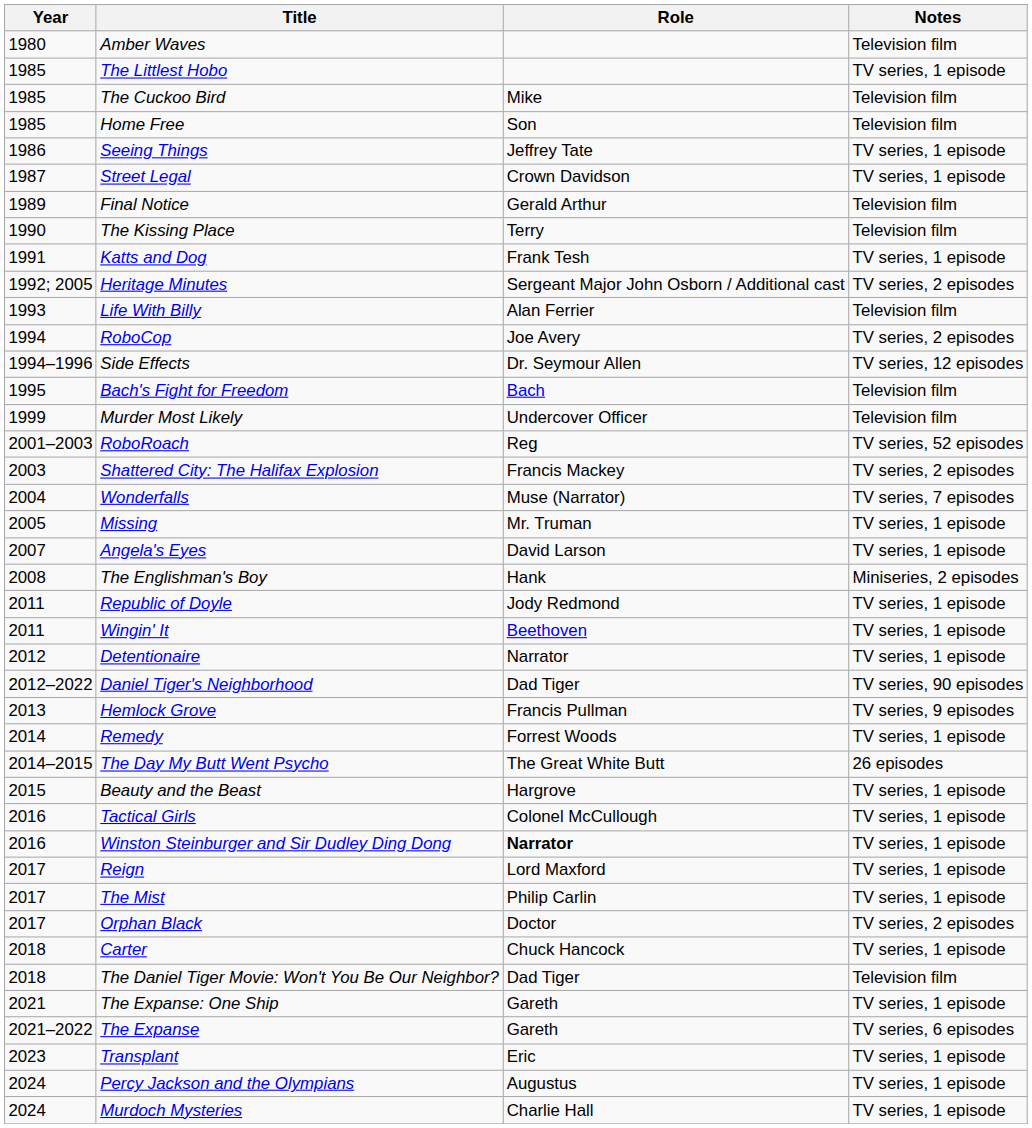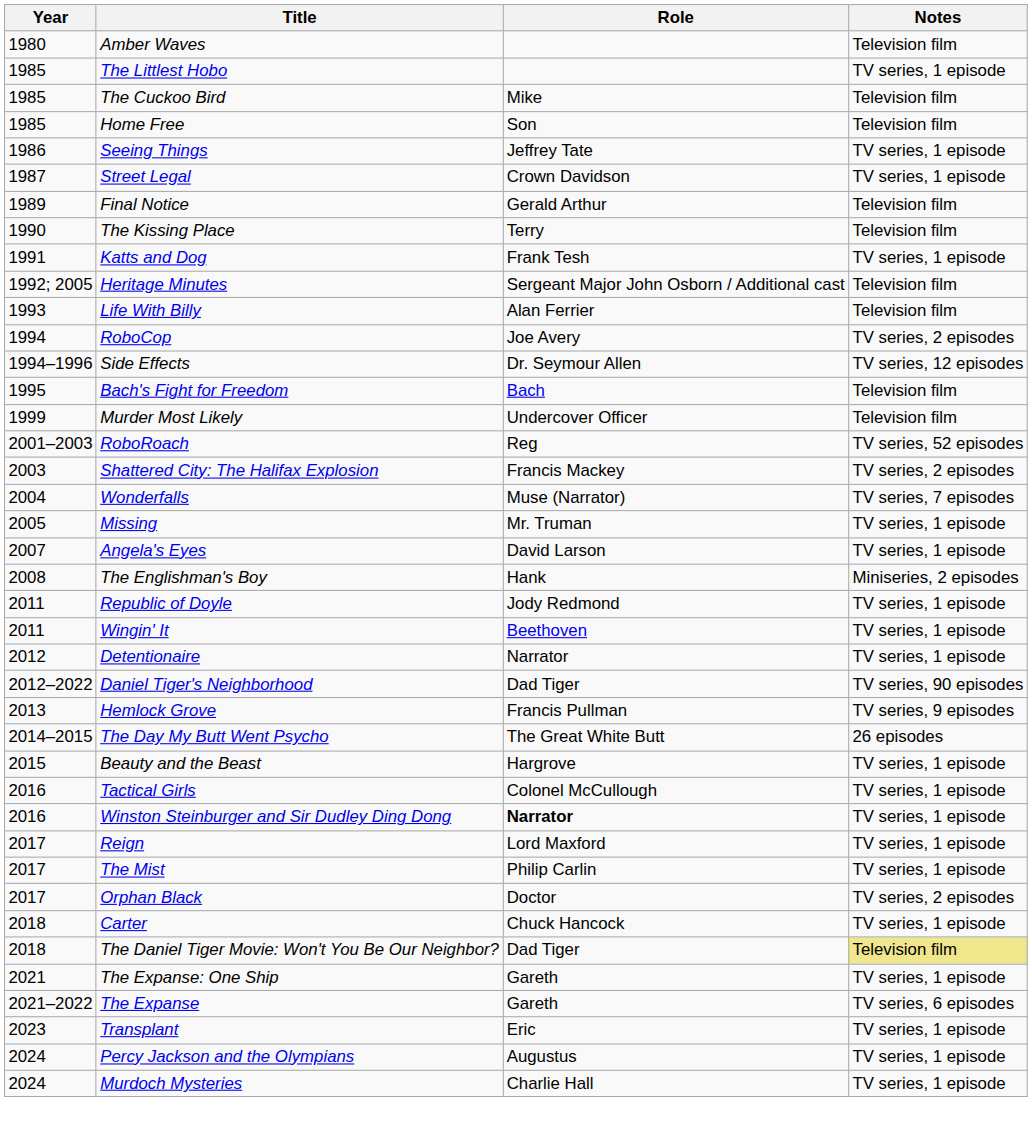(933, 284) TV series, 2 episodes -> (905, 284) Television film
- row: (132, 737)
(905, 976) no background -> (905, 950) khaki background
